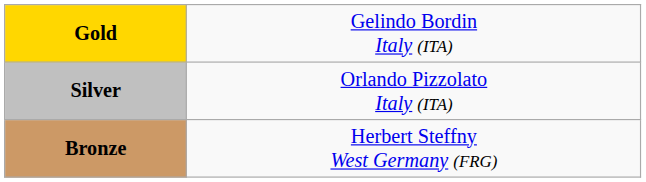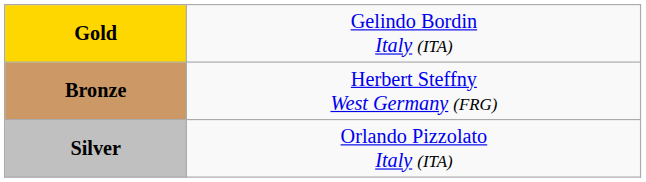rows swapped: (96, 90) <-> (96, 147)
